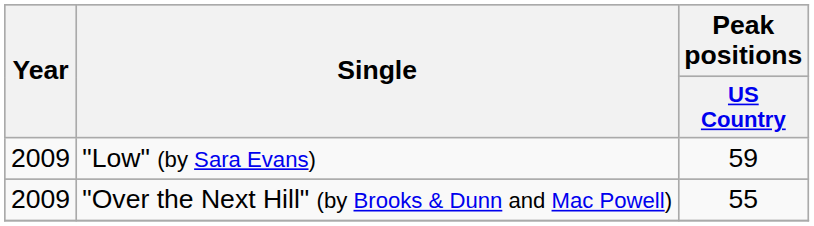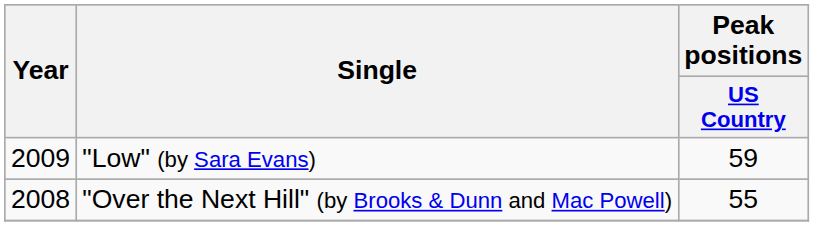(40, 199) 2009 -> (40, 199) 2008
